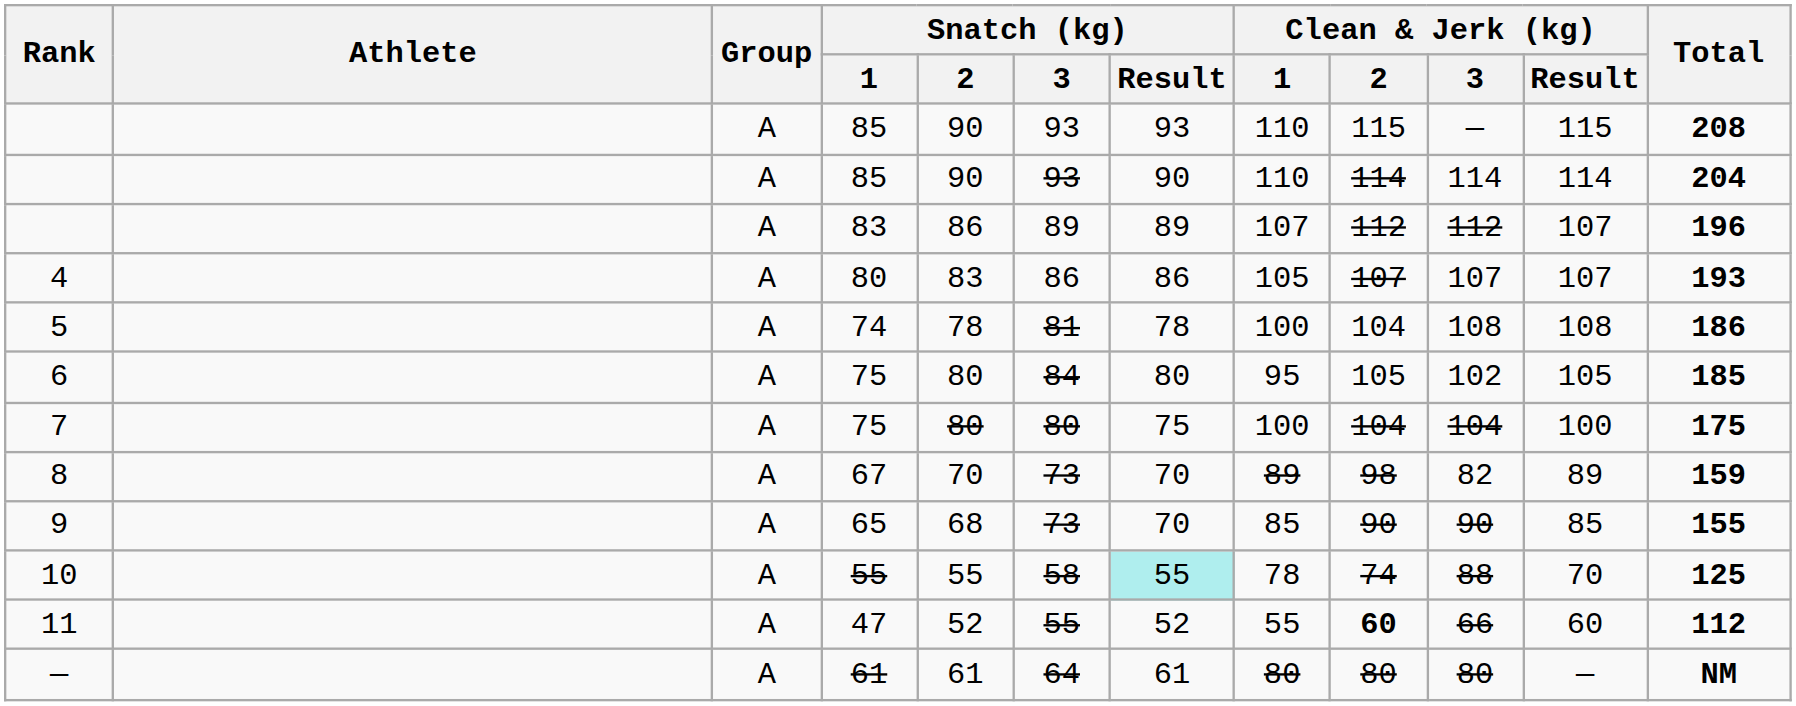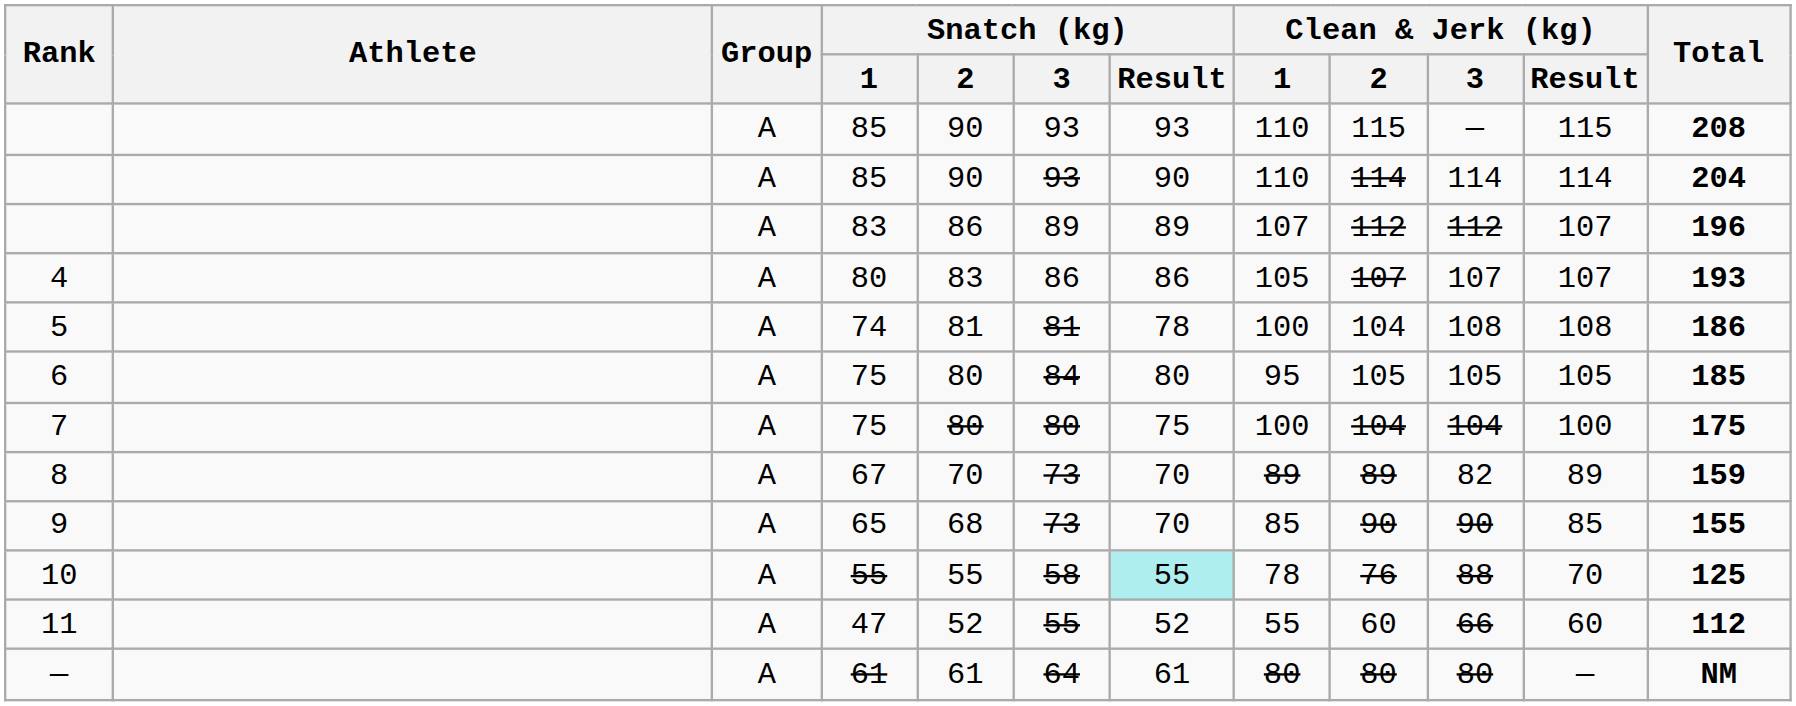(965, 327) 78 -> (965, 327) 81
(1475, 377) 102 -> (1475, 377) 105
(1379, 476) 98 -> (1379, 476) 89
(1379, 575) 74 -> (1379, 575) 76
(1379, 625) bold -> (1379, 625) normal
